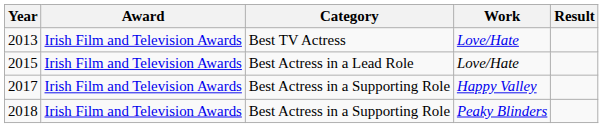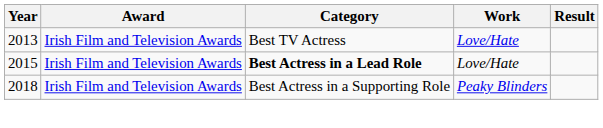(331, 63) normal -> (335, 63) bold
- row: (23, 87)
